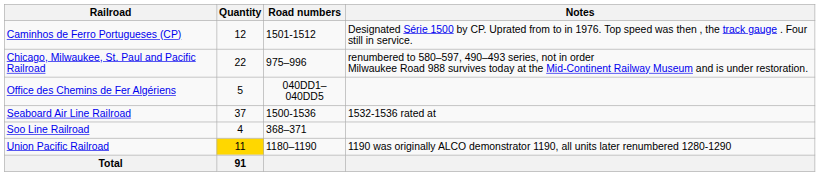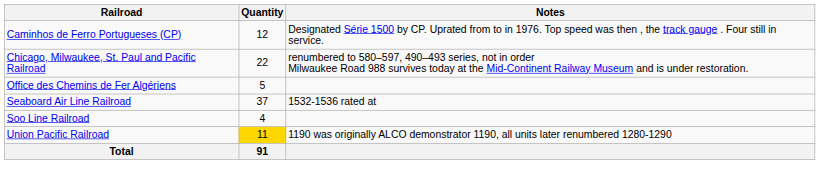- column: (305, 12)
